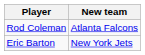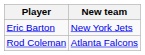rows swapped: (31, 43) <-> (36, 27)
